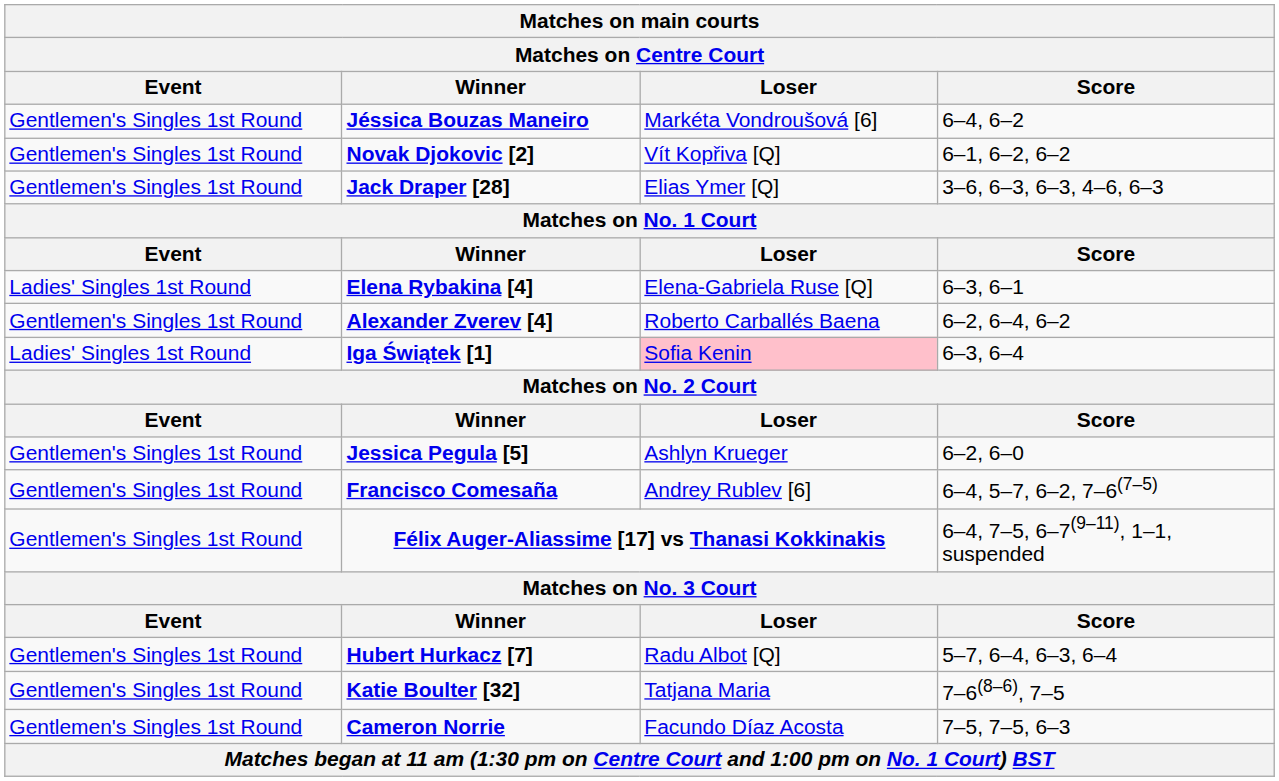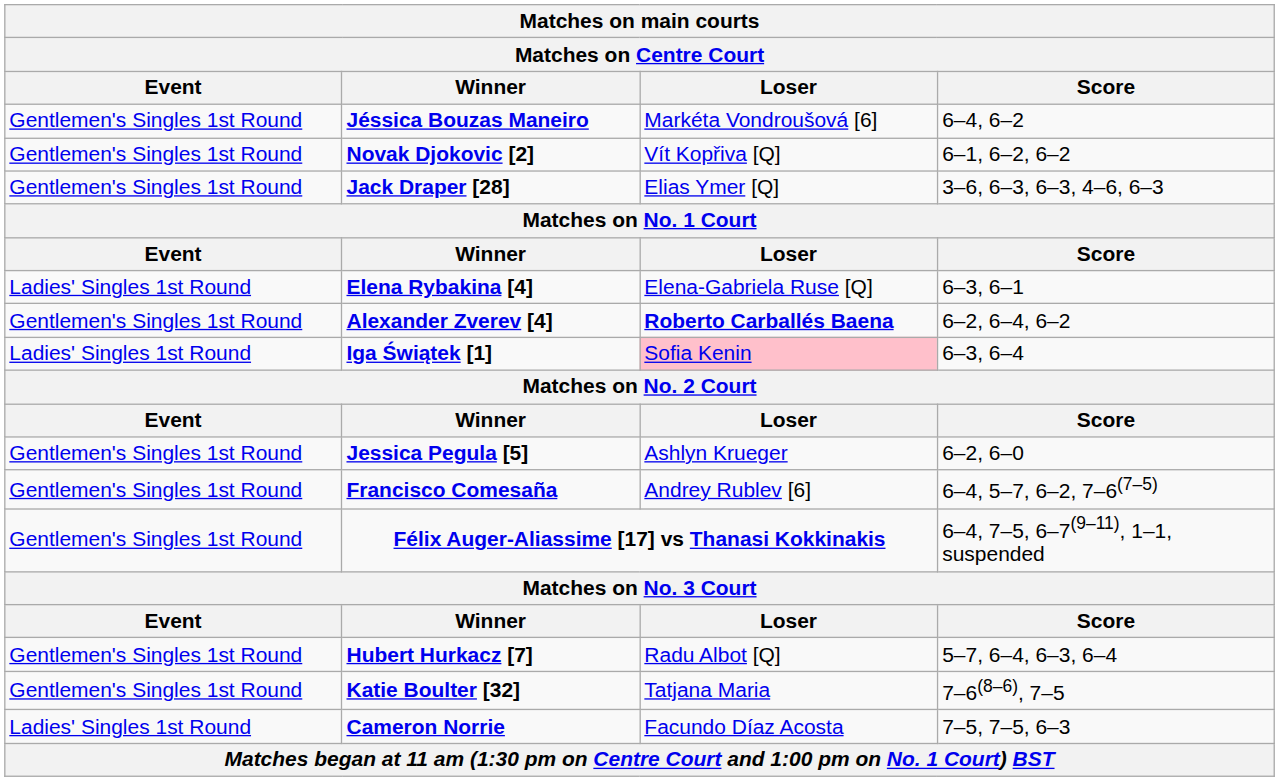(762, 320) normal -> (769, 320) bold
(156, 726) Gentlemen's Singles 1st Round -> (130, 726) Ladies' Singles 1st Round
